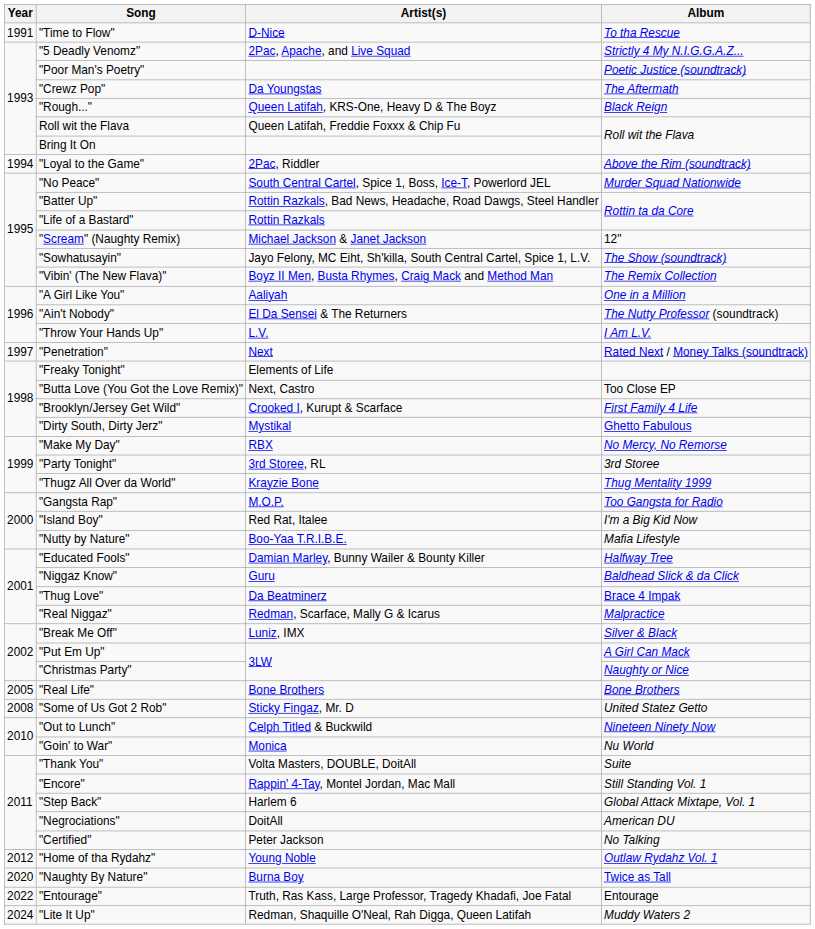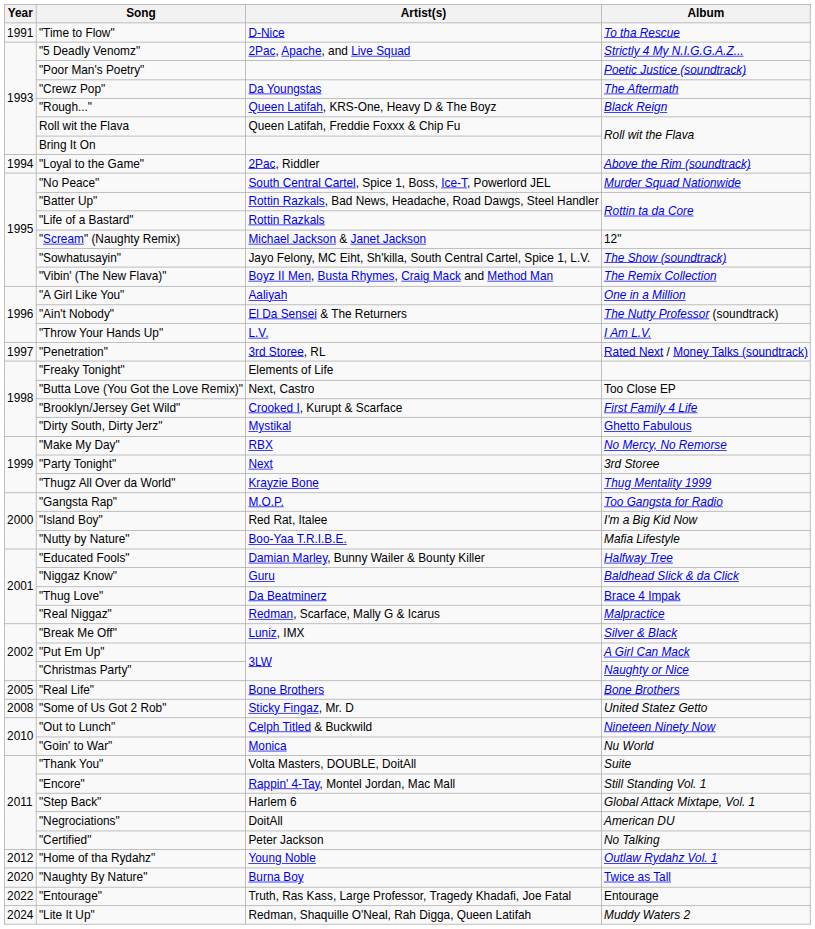(261, 351) Next -> (287, 351) 3rd Storee, RL
(287, 464) 3rd Storee, RL -> (261, 464) Next
